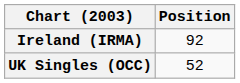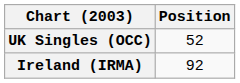rows swapped: (80, 41) <-> (80, 65)
